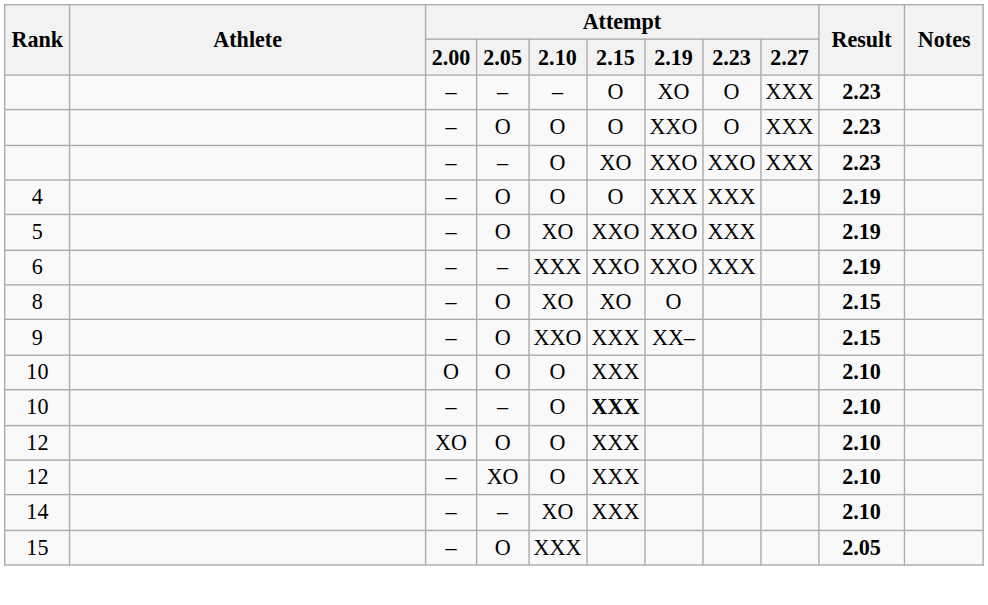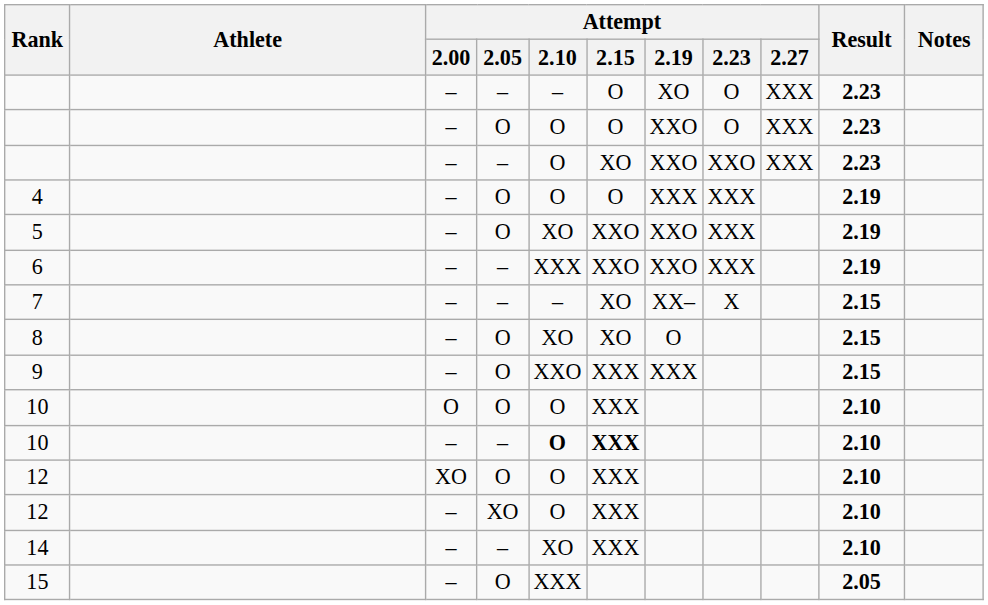+ row: (37, 302)
(673, 337) XX– -> (673, 372) XXX
(557, 407) normal -> (557, 442) bold
